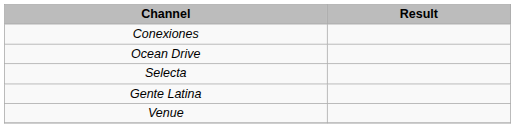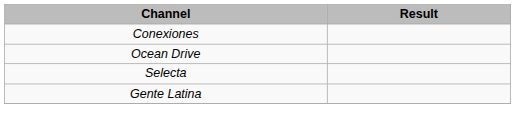- row: (166, 113)
